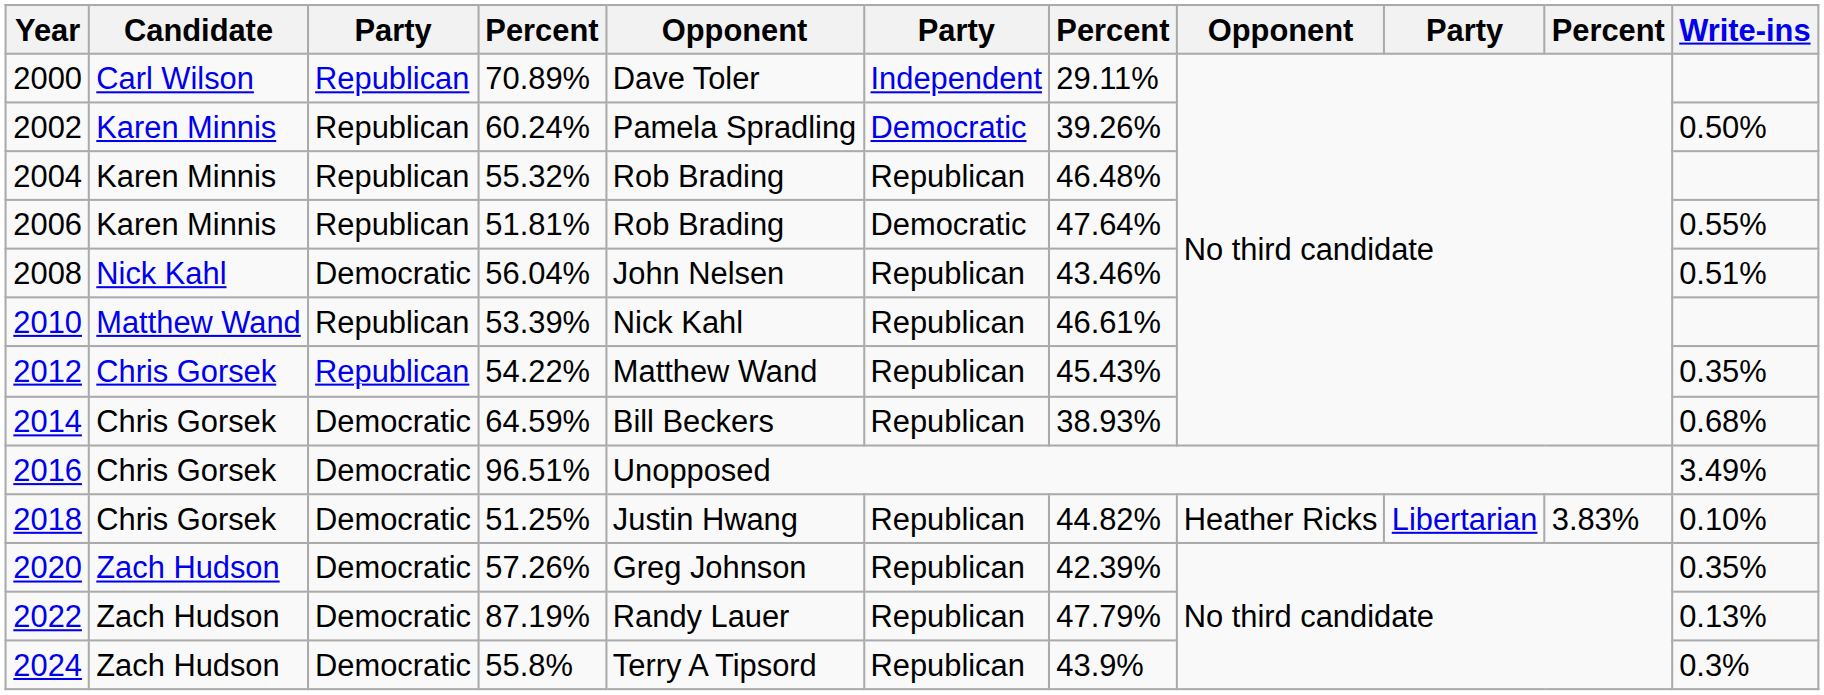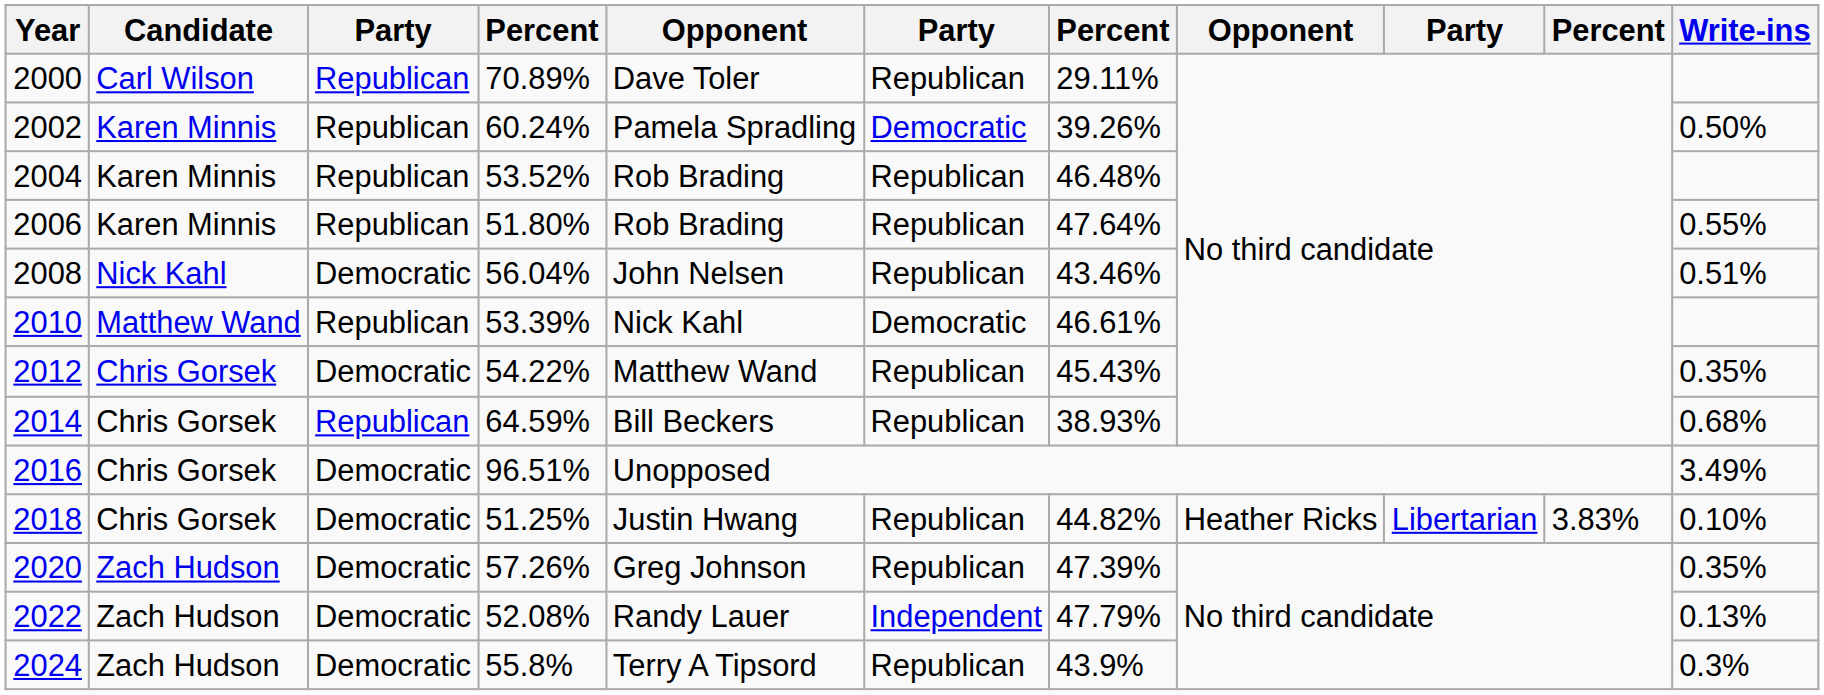(956, 78) Independent -> (948, 78) Republican
(538, 176) 55.32% -> (538, 176) 53.52%
(538, 225) 51.81% -> (538, 225) 51.80%
(948, 225) Democratic -> (948, 225) Republican
(948, 323) Republican -> (948, 323) Democratic
(392, 371) Republican -> (393, 371) Democratic
(393, 420) Democratic -> (392, 420) Republican
(1109, 567) 42.39% -> (1109, 567) 47.39%
(538, 616) 87.19% -> (538, 616) 52.08%
(948, 616) Republican -> (956, 616) Independent
